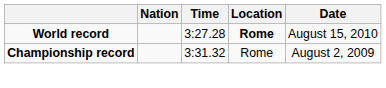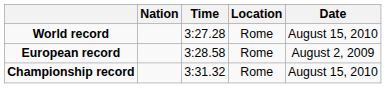(257, 33) bold -> (257, 33) normal
+ row: (71, 53)
(333, 53) August 2, 2009 -> (333, 72) August 15, 2010
